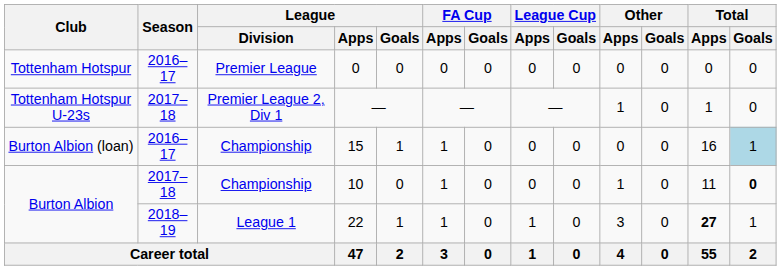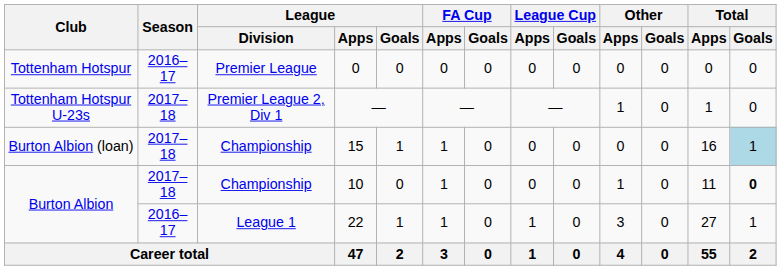(168, 146) 2016–17 -> (168, 146) 2017–18
(168, 223) 2018–19 -> (168, 223) 2016–17
(709, 223) bold -> (709, 223) normal
